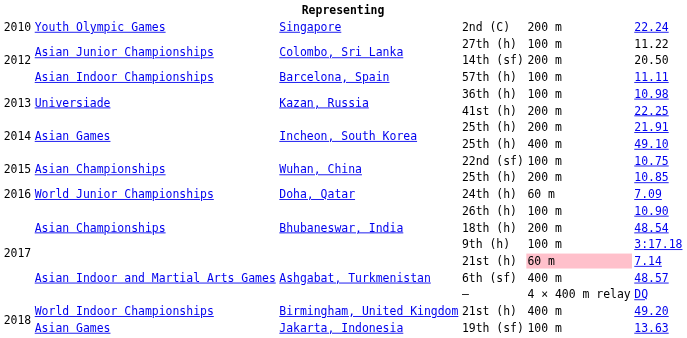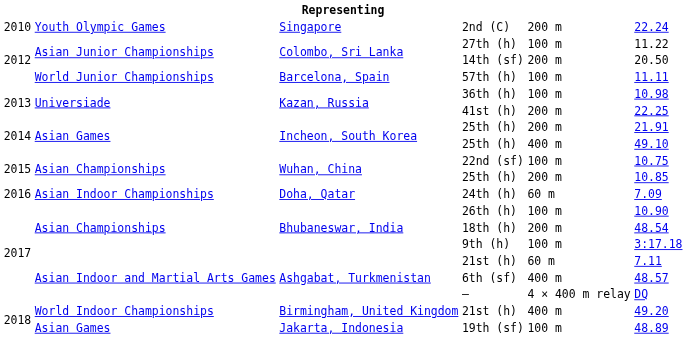(124, 77) Asian Indoor Championships -> (124, 77) World Junior Championships
(124, 194) World Junior Championships -> (124, 194) Asian Indoor Championships
(541, 261) pink background -> (541, 261) no background
(648, 261) 7.14 -> (648, 261) 7.11
(651, 328) 13.63 -> (651, 328) 48.89
